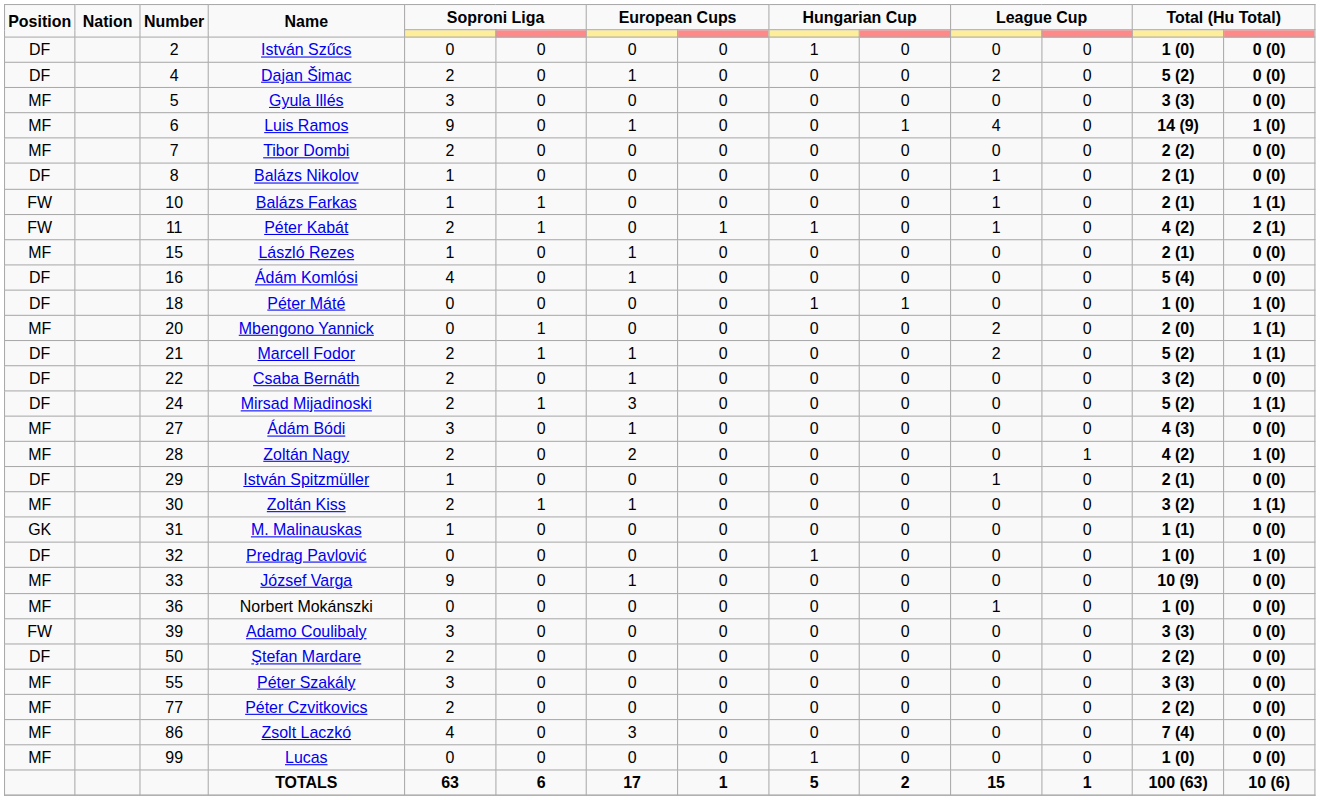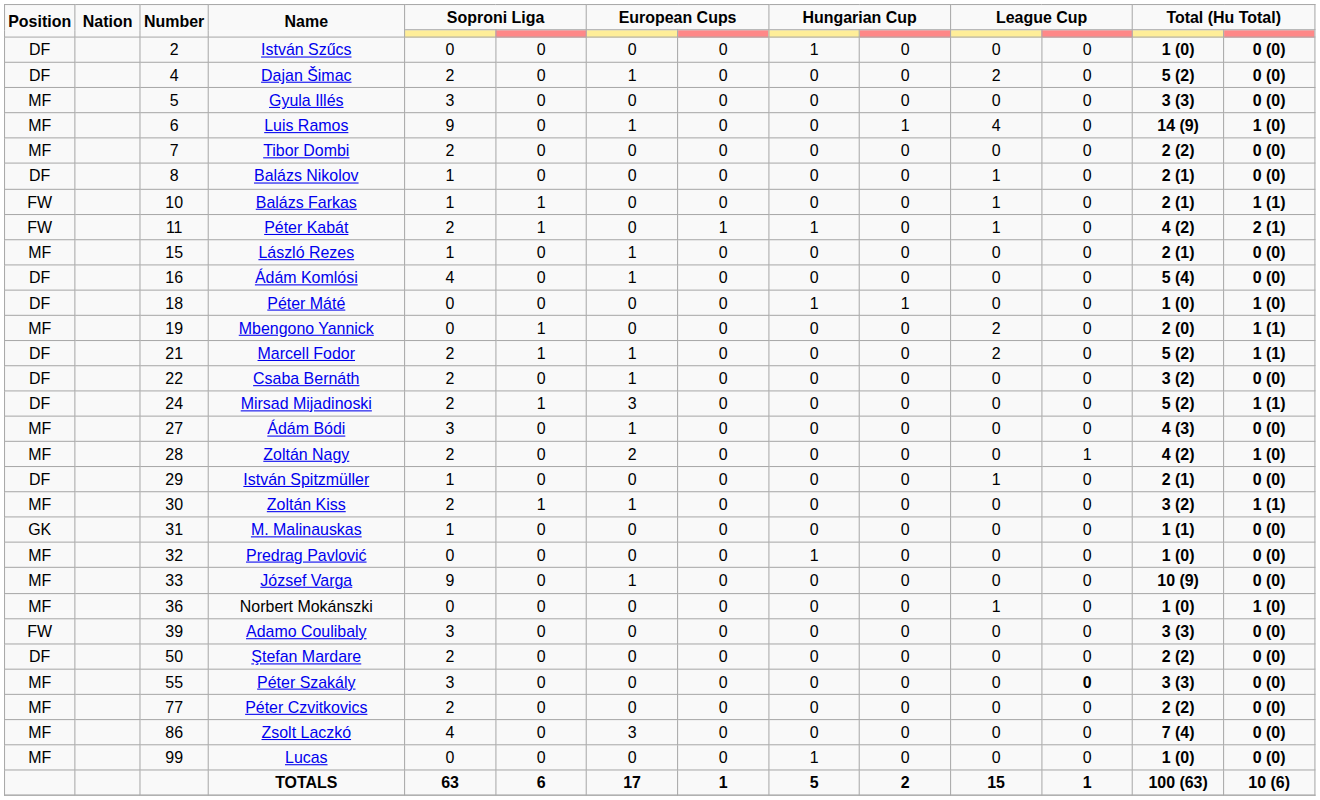(174, 328) 20 -> (174, 328) 19
(40, 555) DF -> (40, 555) MF
(1269, 555) 1 (0) -> (1269, 555) 0 (0)
(1269, 606) 0 (0) -> (1269, 606) 1 (0)
(1087, 682) normal -> (1087, 682) bold
